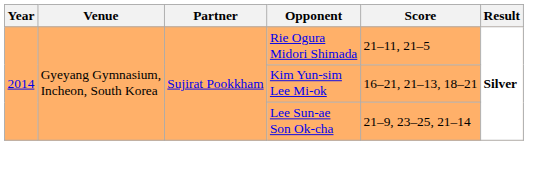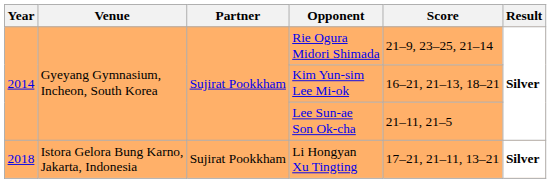(397, 45) 21–11, 21–5 -> (439, 45) 21–9, 23–25, 21–14
(417, 121) 21–9, 23–25, 21–14 -> (419, 121) 21–11, 21–5
+ row: (325, 159)
